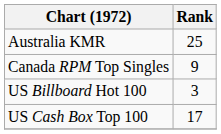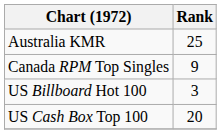(195, 116) 17 -> (195, 116) 20
